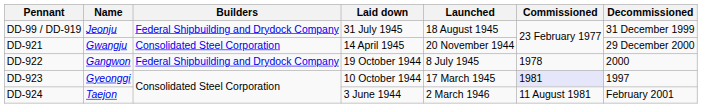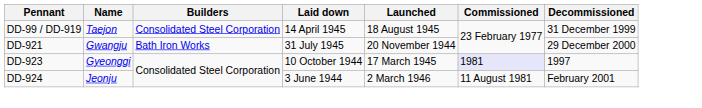(101, 29) Jeonju -> (101, 29) Taejon
(237, 29) Federal Shipbuilding and Drydock Company -> (208, 29) Consolidated Steel Corporation
(373, 29) 31 July 1945 -> (315, 29) 14 April 1945
(208, 45) Consolidated Steel Corporation -> (173, 45) Bath Iron Works
(374, 45) 14 April 1945 -> (314, 45) 31 July 1945
- row: (25, 62)
(101, 95) Taejon -> (101, 78) Jeonju
